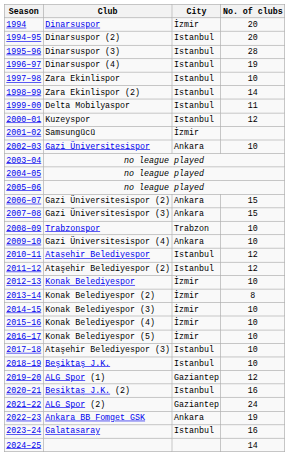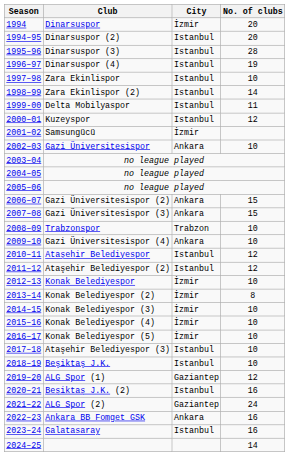(253, 418) 19 -> (253, 418) 16
